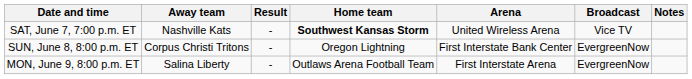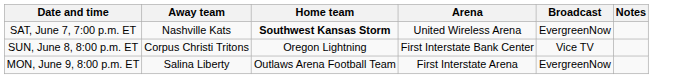- column: (271, 13)
(613, 30) Vice TV -> (575, 30) EvergreenNow
(613, 47) EvergreenNow -> (575, 47) Vice TV
